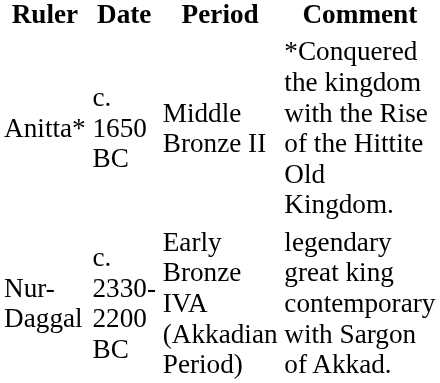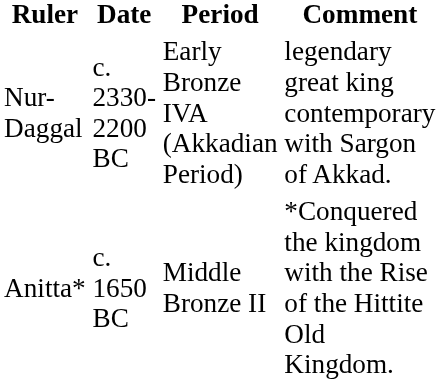rows swapped: (43, 303) <-> (45, 127)
